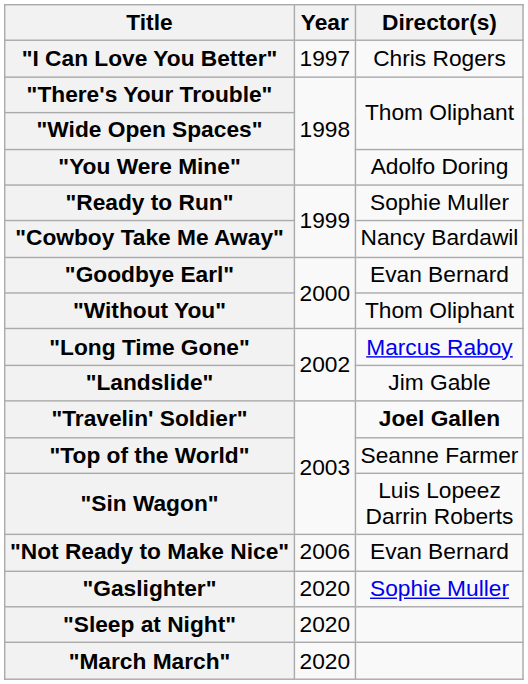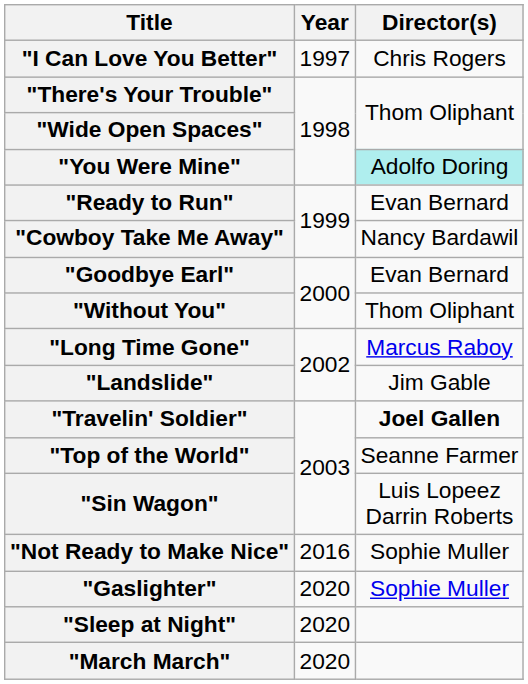(439, 166) no background -> (439, 166) paleturquoise background
(439, 202) Sophie Muller -> (439, 202) Evan Bernard
(325, 552) 2006 -> (325, 552) 2016
(439, 552) Evan Bernard -> (439, 552) Sophie Muller
